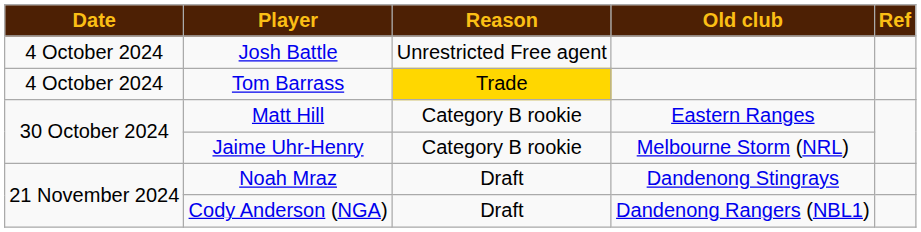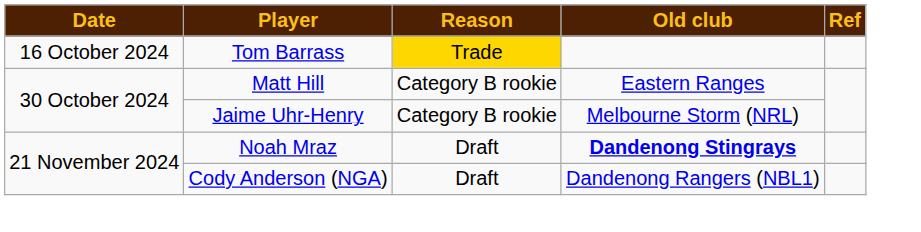- row: (288, 52)
(94, 83) 4 October 2024 -> (94, 52) 16 October 2024
(743, 178) normal -> (693, 147) bold
